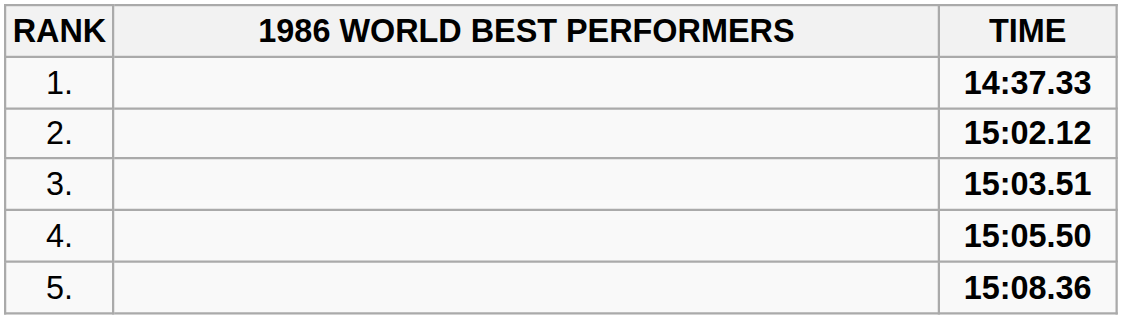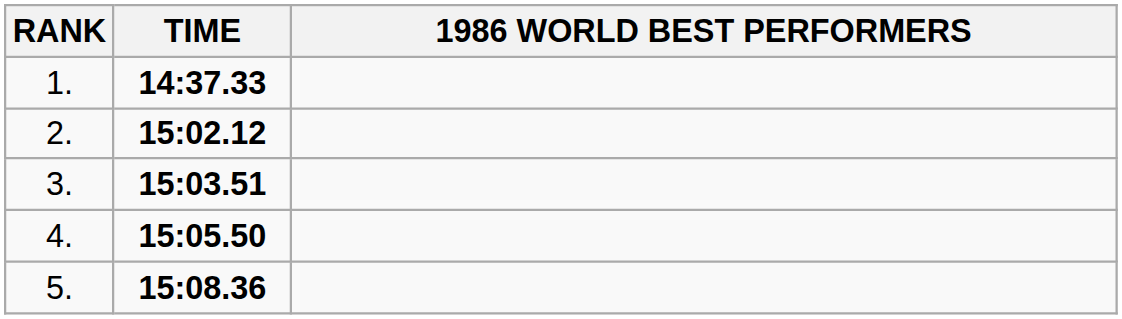columns swapped: (526, 31) <-> (1028, 31)
